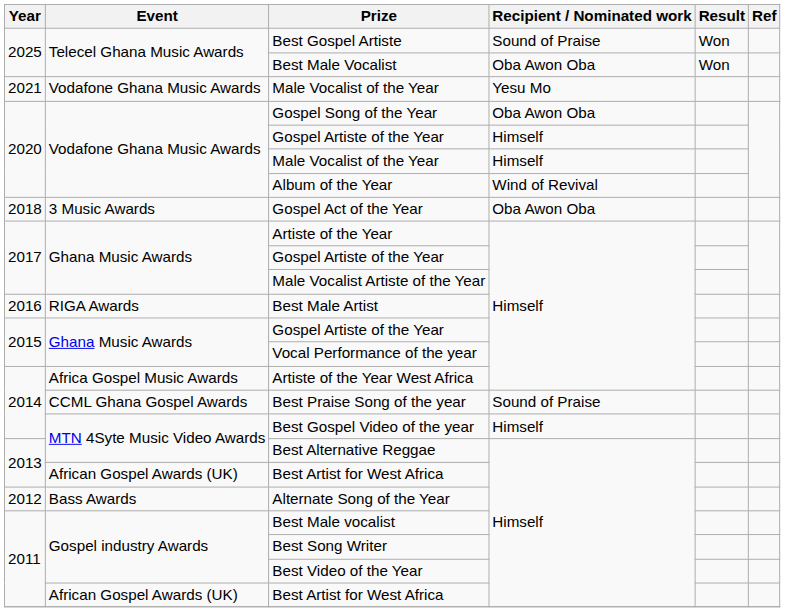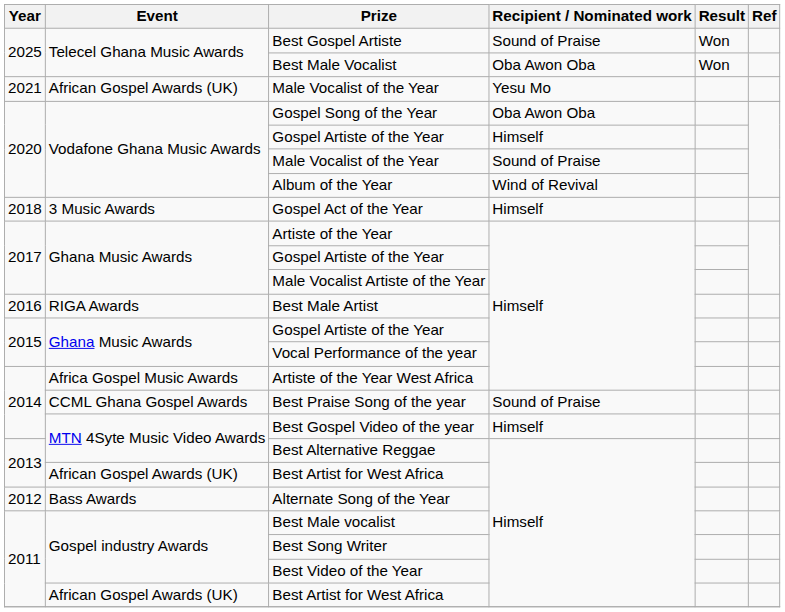(155, 88) Vodafone Ghana Music Awards -> (143, 88) African Gospel Awards (UK)
(518, 161) Himself -> (546, 161) Sound of Praise
(544, 209) Oba Awon Oba -> (518, 209) Himself
